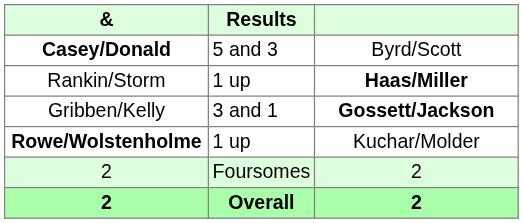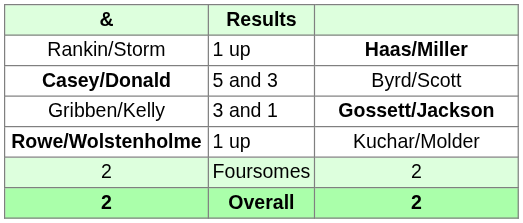rows swapped: (106, 80) <-> (106, 50)
